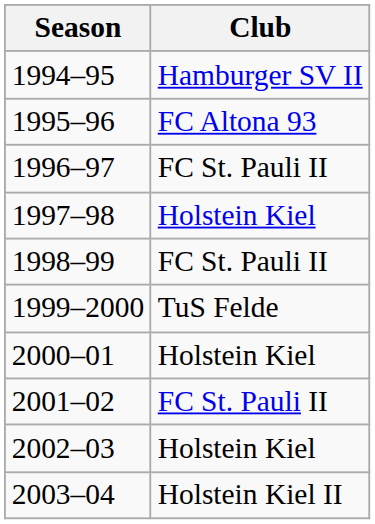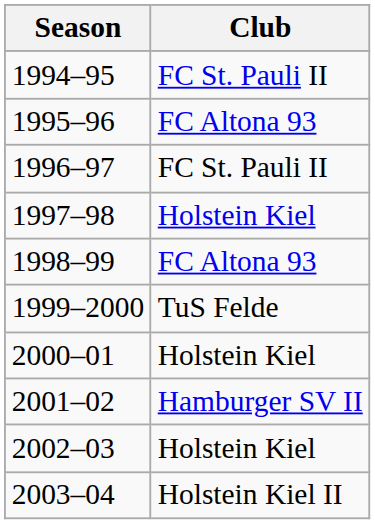(260, 74) Hamburger SV II -> (243, 74) FC St. Pauli II
(243, 261) FC St. Pauli II -> (237, 261) FC Altona 93
(243, 401) FC St. Pauli II -> (260, 401) Hamburger SV II
